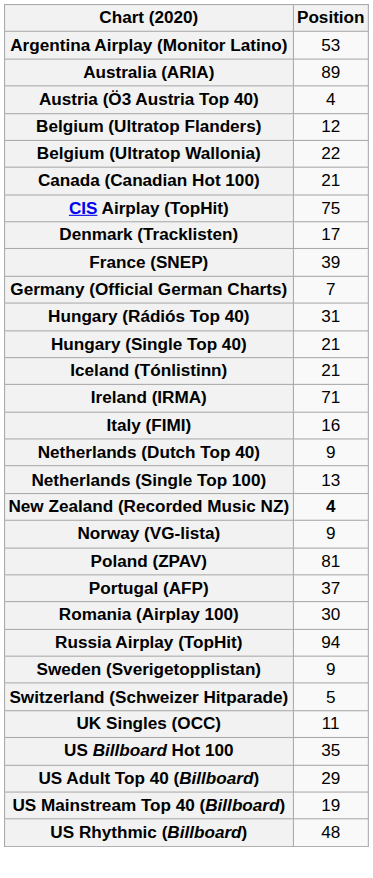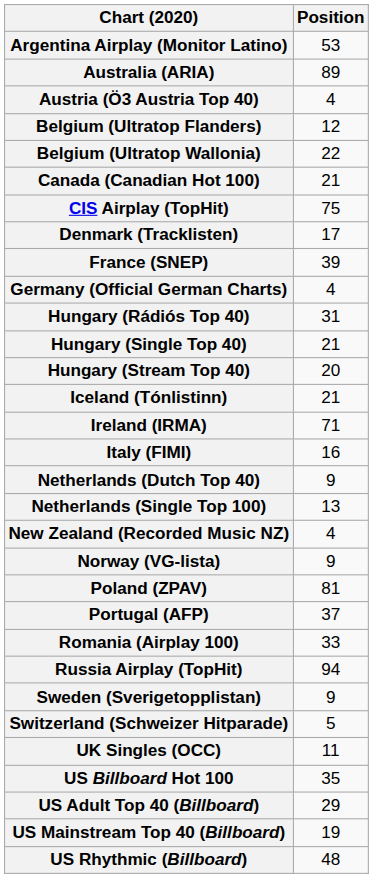(331, 289) 7 -> (331, 289) 4
+ row: (149, 371)
(331, 506) bold -> (331, 533) normal
(331, 615) 30 -> (331, 642) 33
